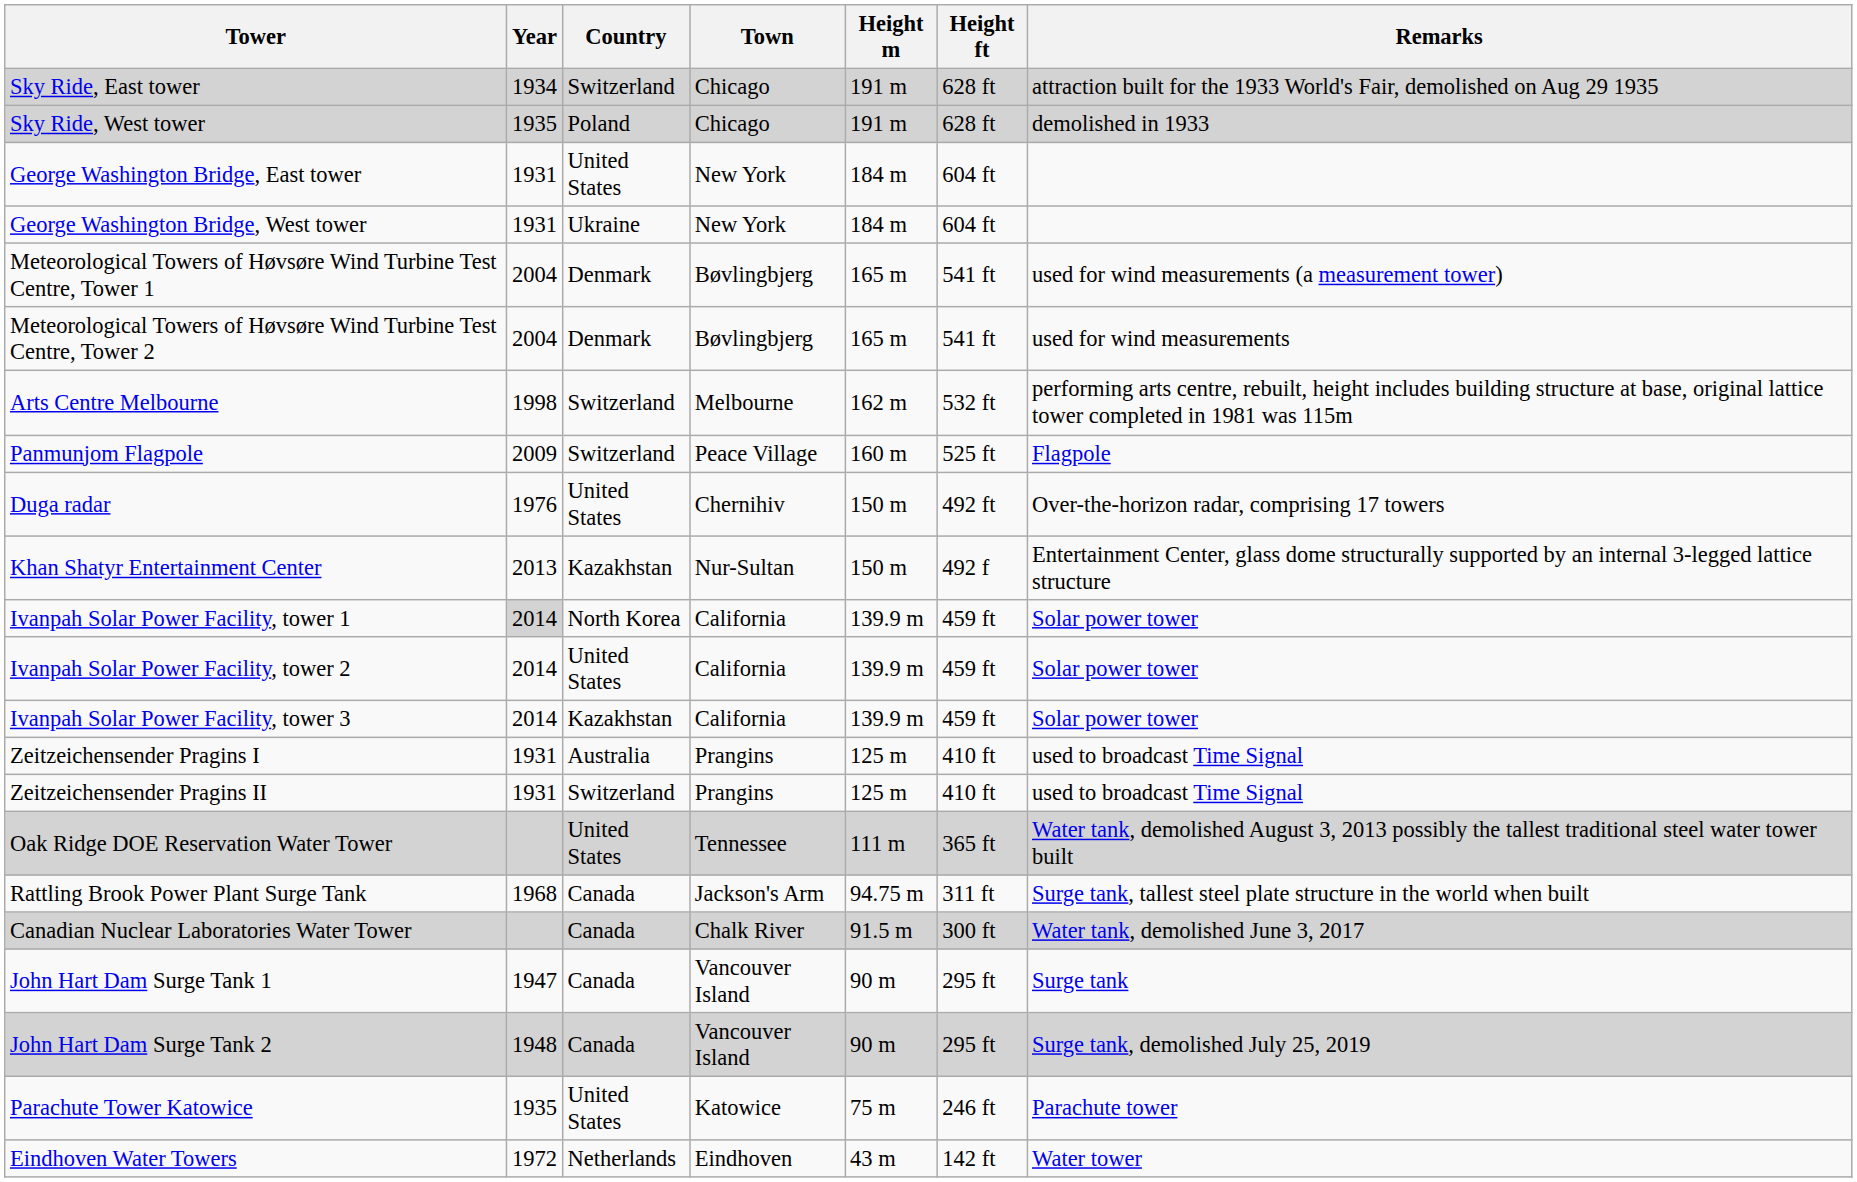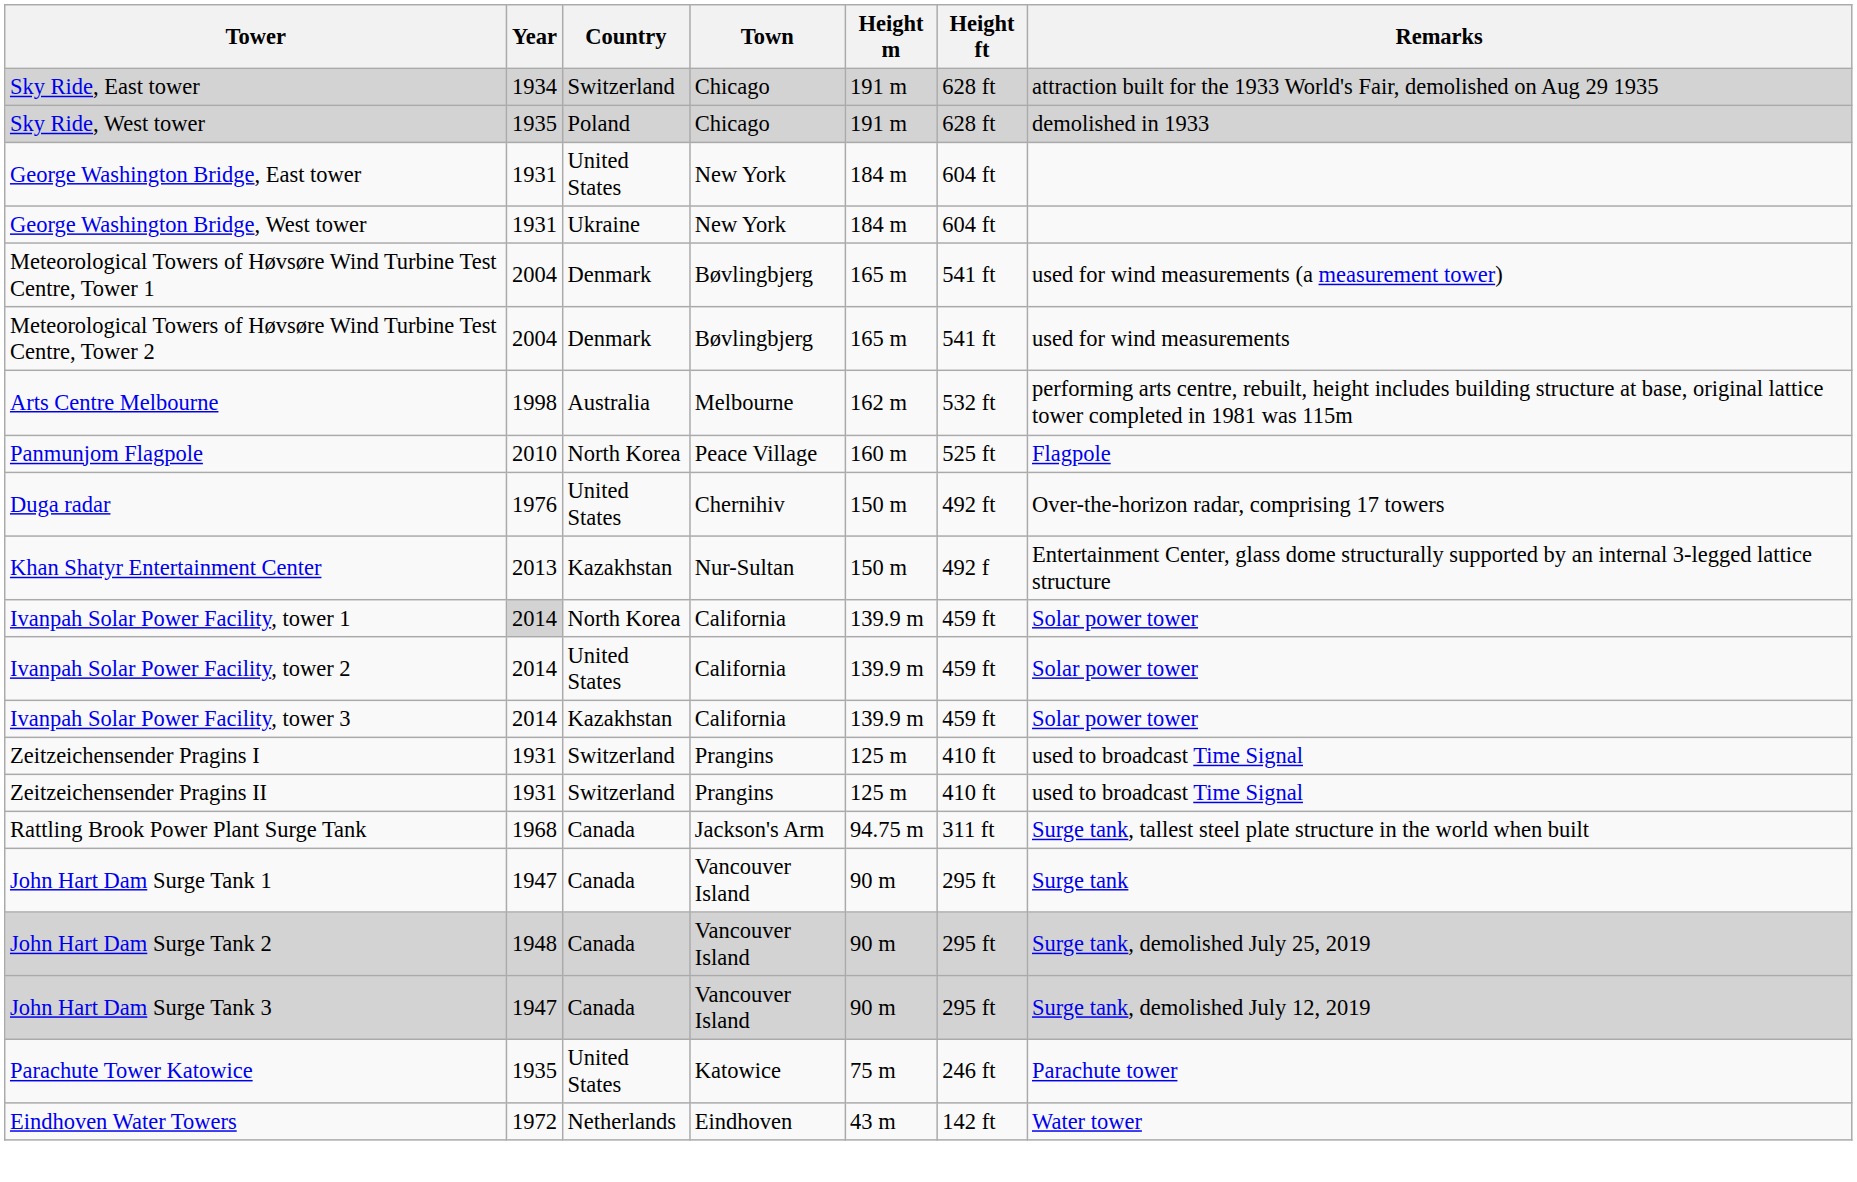(621, 402) Switzerland -> (609, 402) Australia
(535, 453) 2009 -> (535, 453) 2010
(621, 453) Switzerland -> (624, 453) North Korea
(609, 755) Australia -> (621, 755) Switzerland
- row: (201, 843)
- row: (211, 930)
+ row: (141, 1007)
